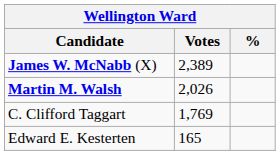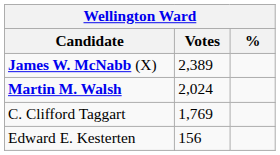(196, 89) 2,026 -> (196, 89) 2,024
(190, 138) 165 -> (190, 138) 156
